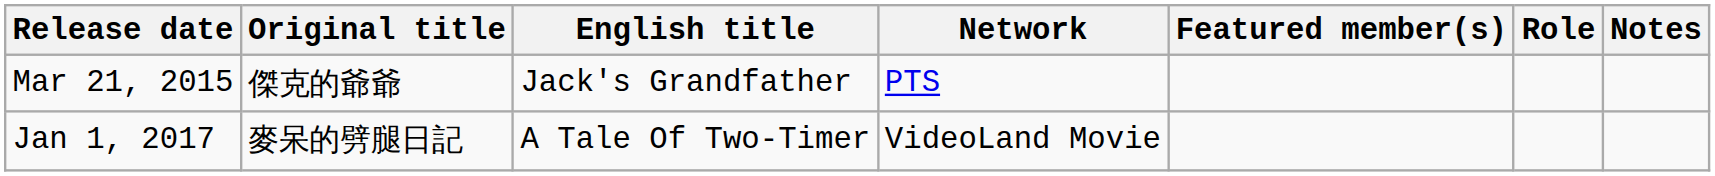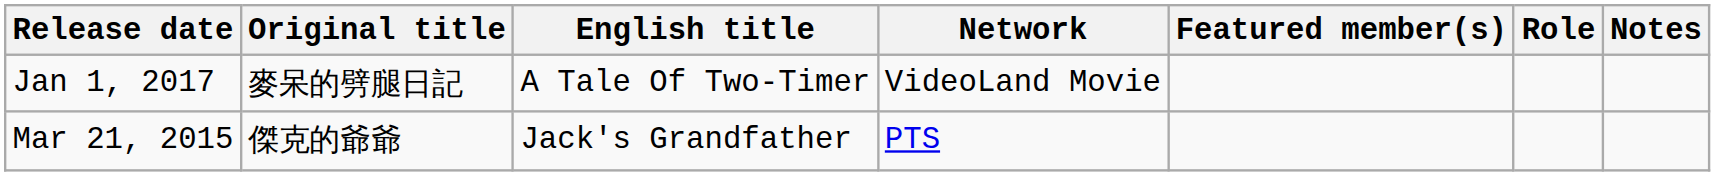rows swapped: (123, 84) <-> (114, 141)
